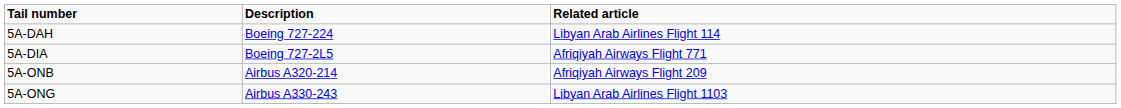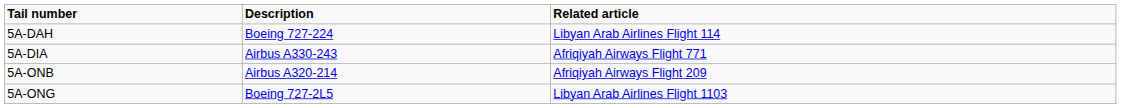(289, 53) Boeing 727-2L5 -> (291, 53) Airbus A330-243
(291, 93) Airbus A330-243 -> (289, 93) Boeing 727-2L5
